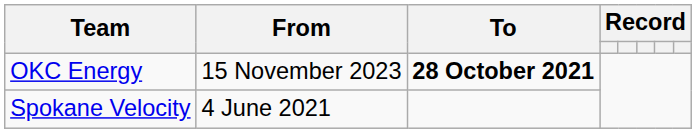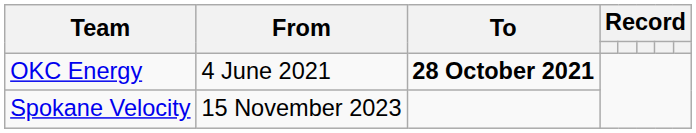(301, 71) 15 November 2023 -> (266, 71) 4 June 2021
(266, 108) 4 June 2021 -> (301, 108) 15 November 2023
